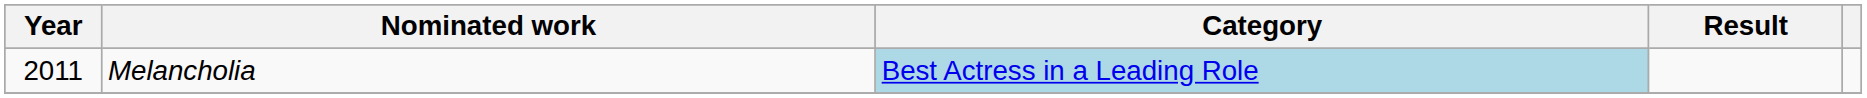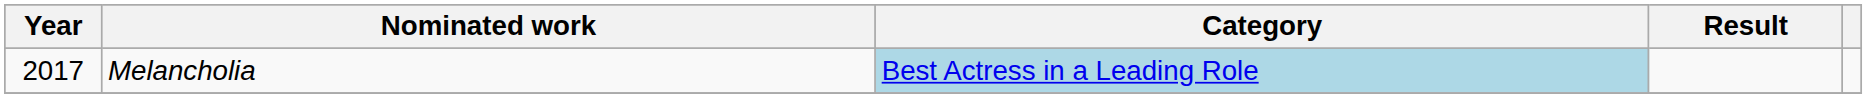(53, 70) 2011 -> (53, 70) 2017
